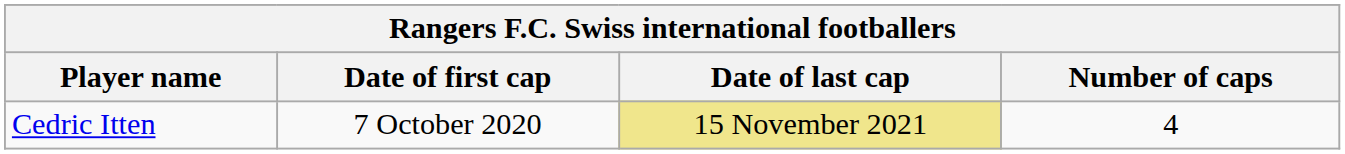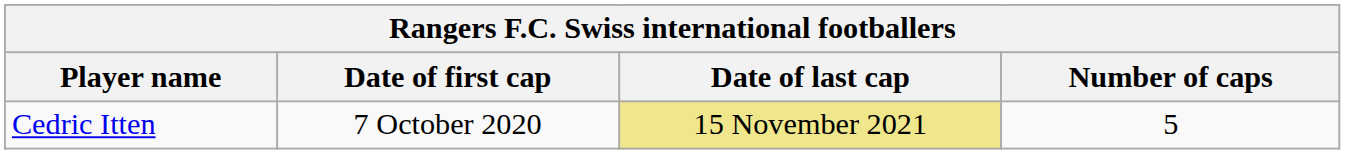(1171, 124) 4 -> (1171, 124) 5
